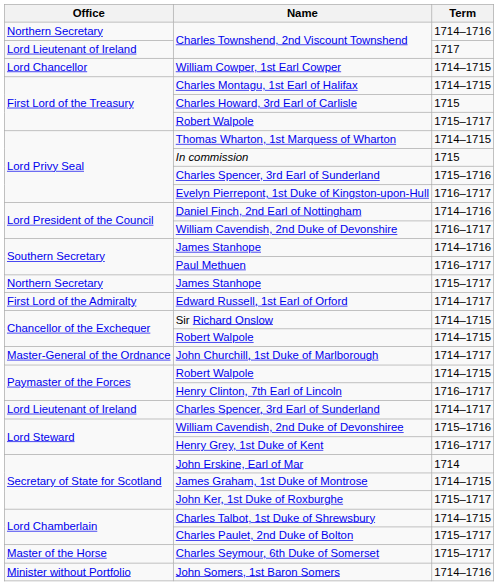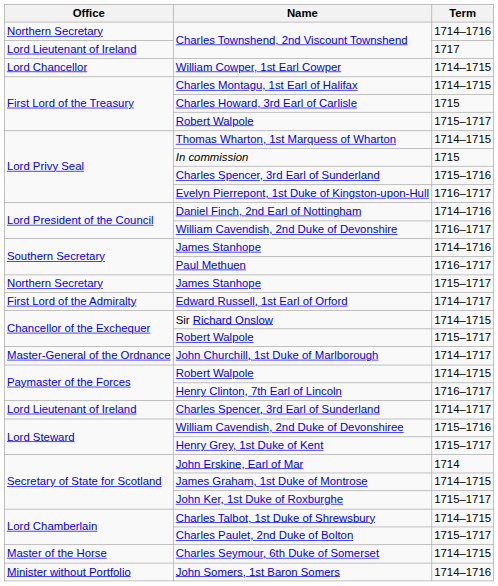(463, 337) 1714–1715 -> (463, 337) 1715–1717
(463, 445) 1716–1717 -> (463, 445) 1715–1717
(463, 553) 1715–1717 -> (463, 553) 1714–1715
